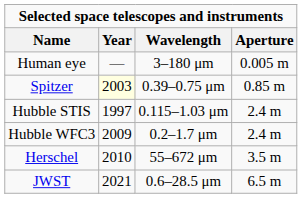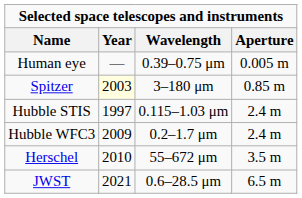(183, 63) 3–180 μm -> (183, 63) 0.39–0.75 μm
(183, 87) 0.39–0.75 μm -> (183, 87) 3–180 μm
